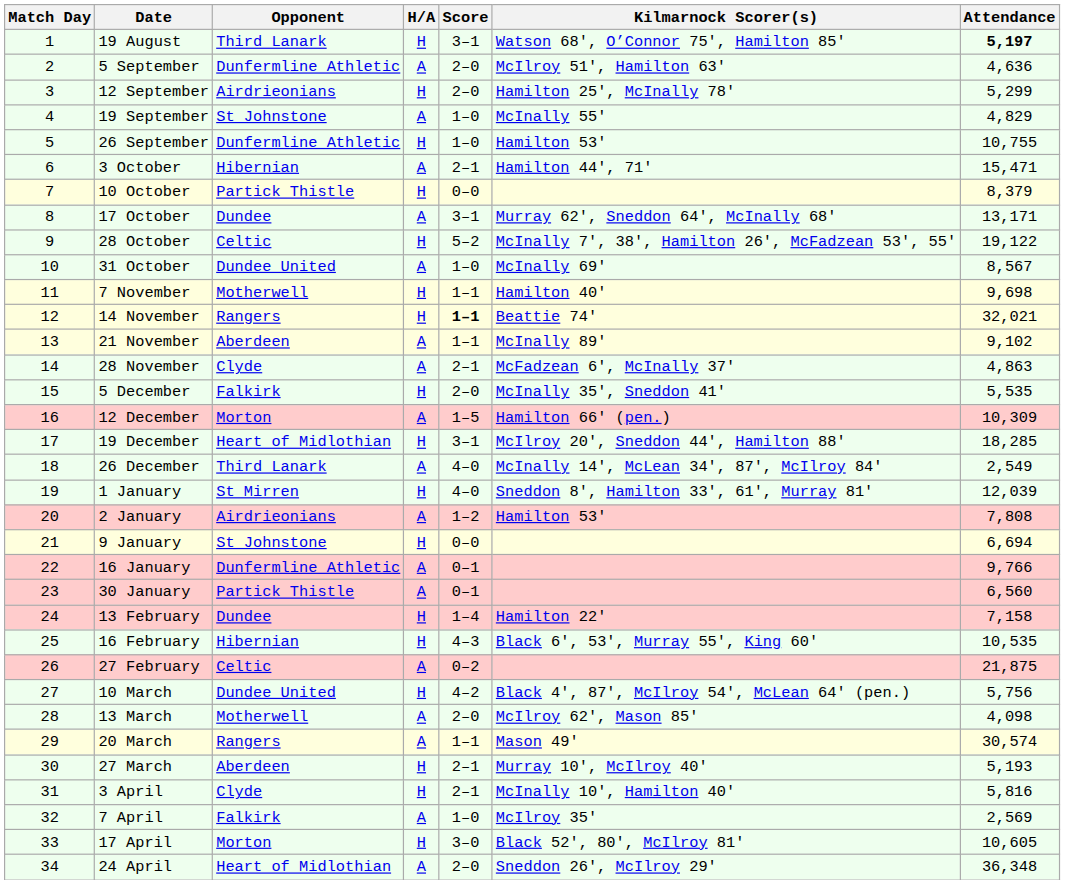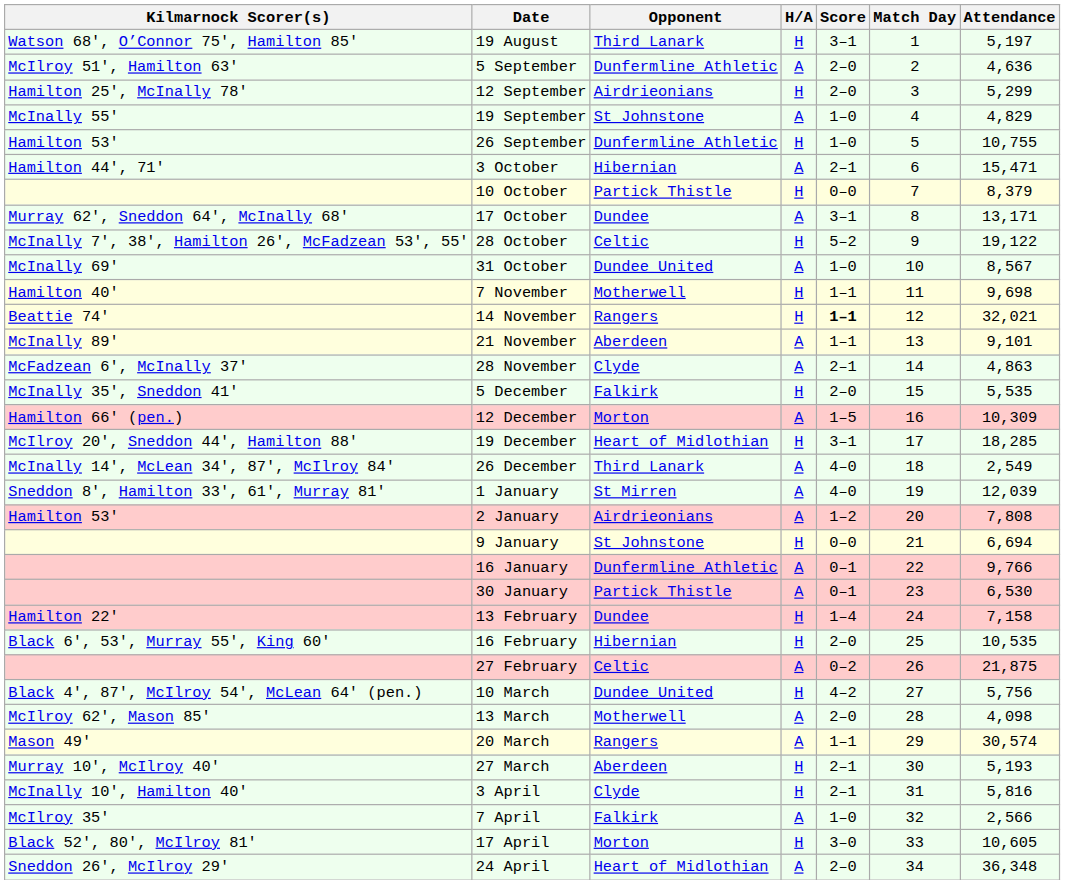columns swapped: (50, 17) <-> (726, 17)
(1010, 42) bold -> (1010, 42) normal
(1010, 342) 9,102 -> (1010, 342) 9,101
(421, 492) H -> (799, 492) A
(1010, 592) 6,560 -> (1010, 592) 6,530
(466, 642) 4–3 -> (843, 642) 2–0
(1010, 817) 2,569 -> (1010, 817) 2,566
